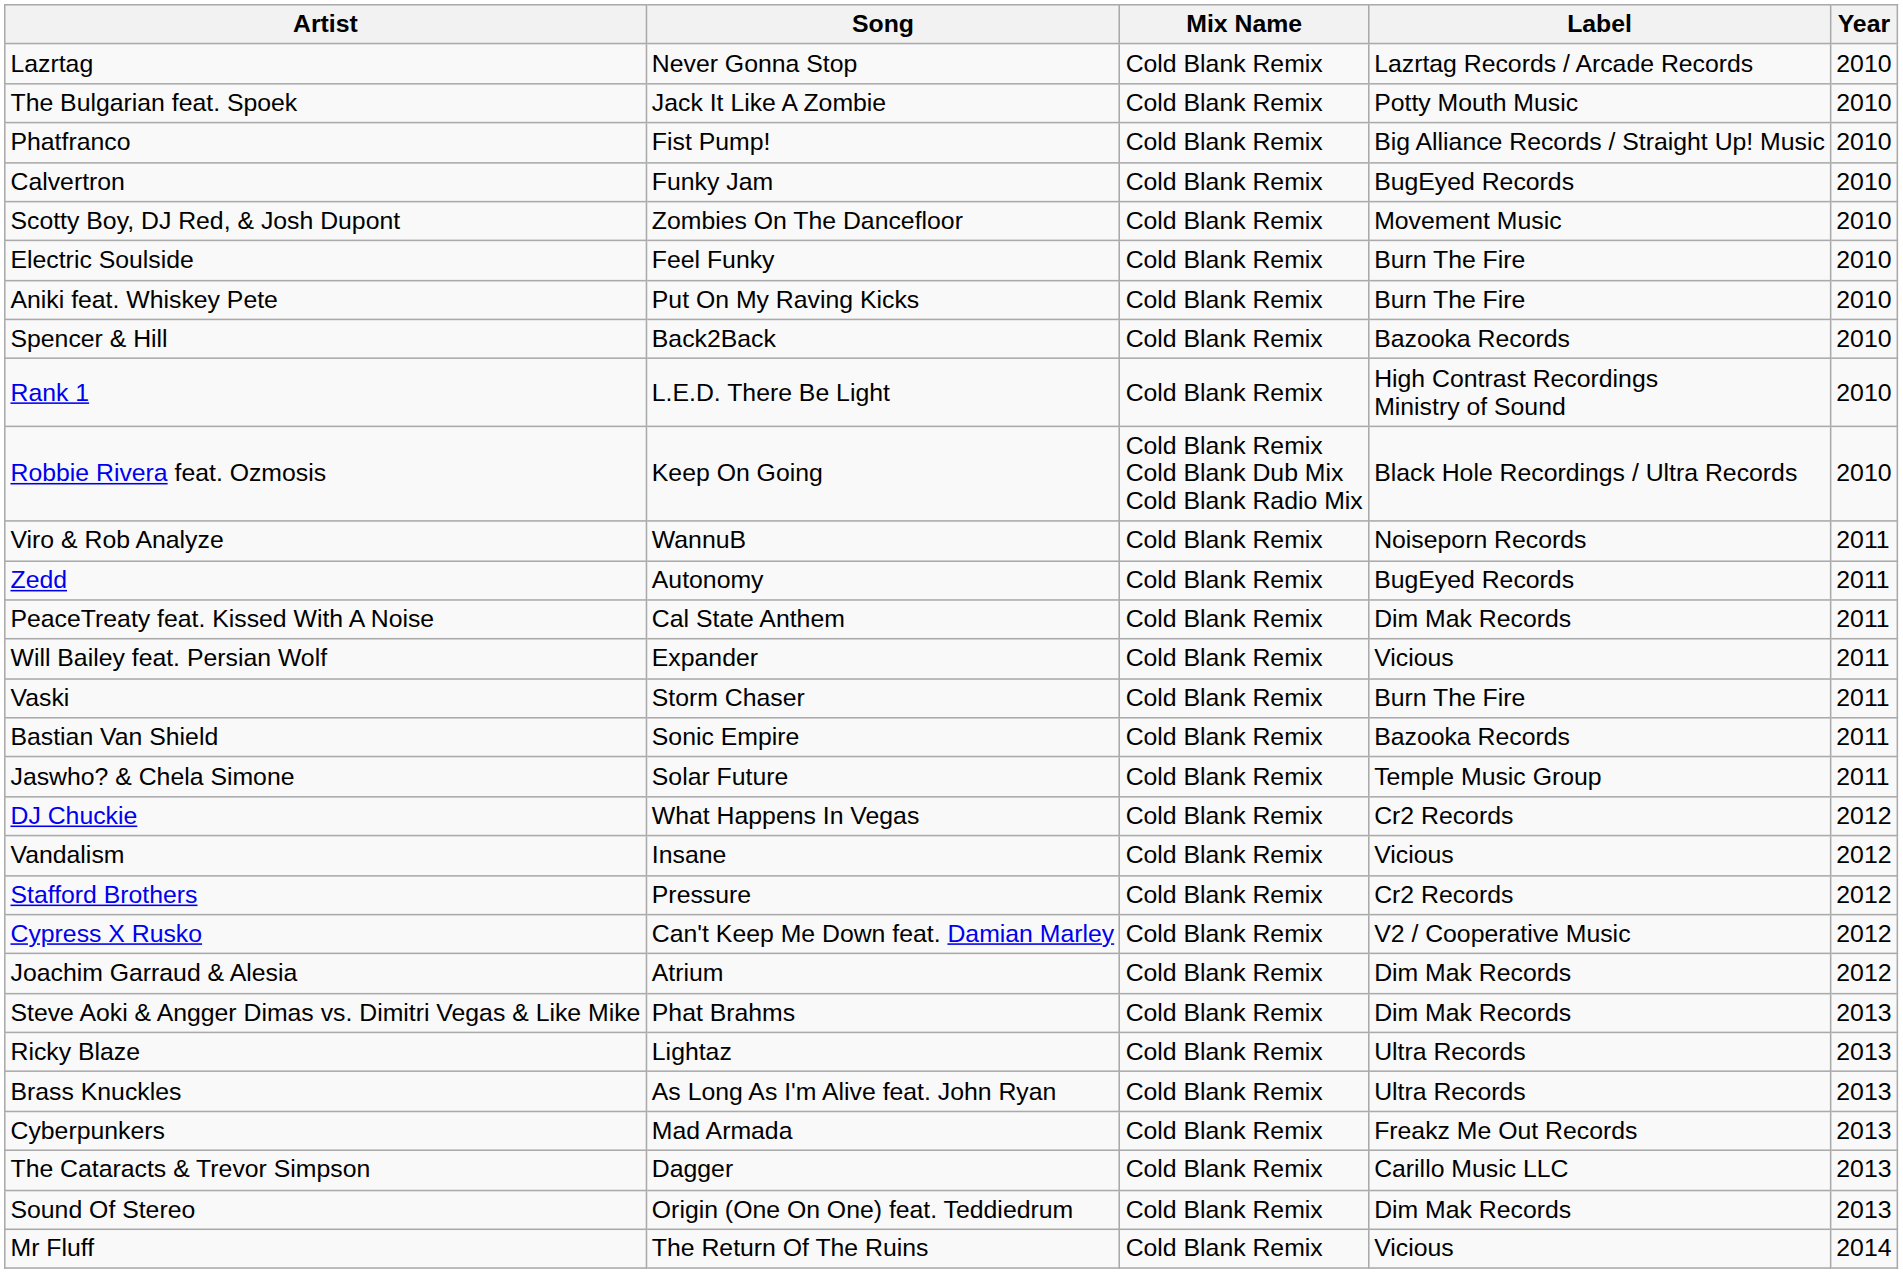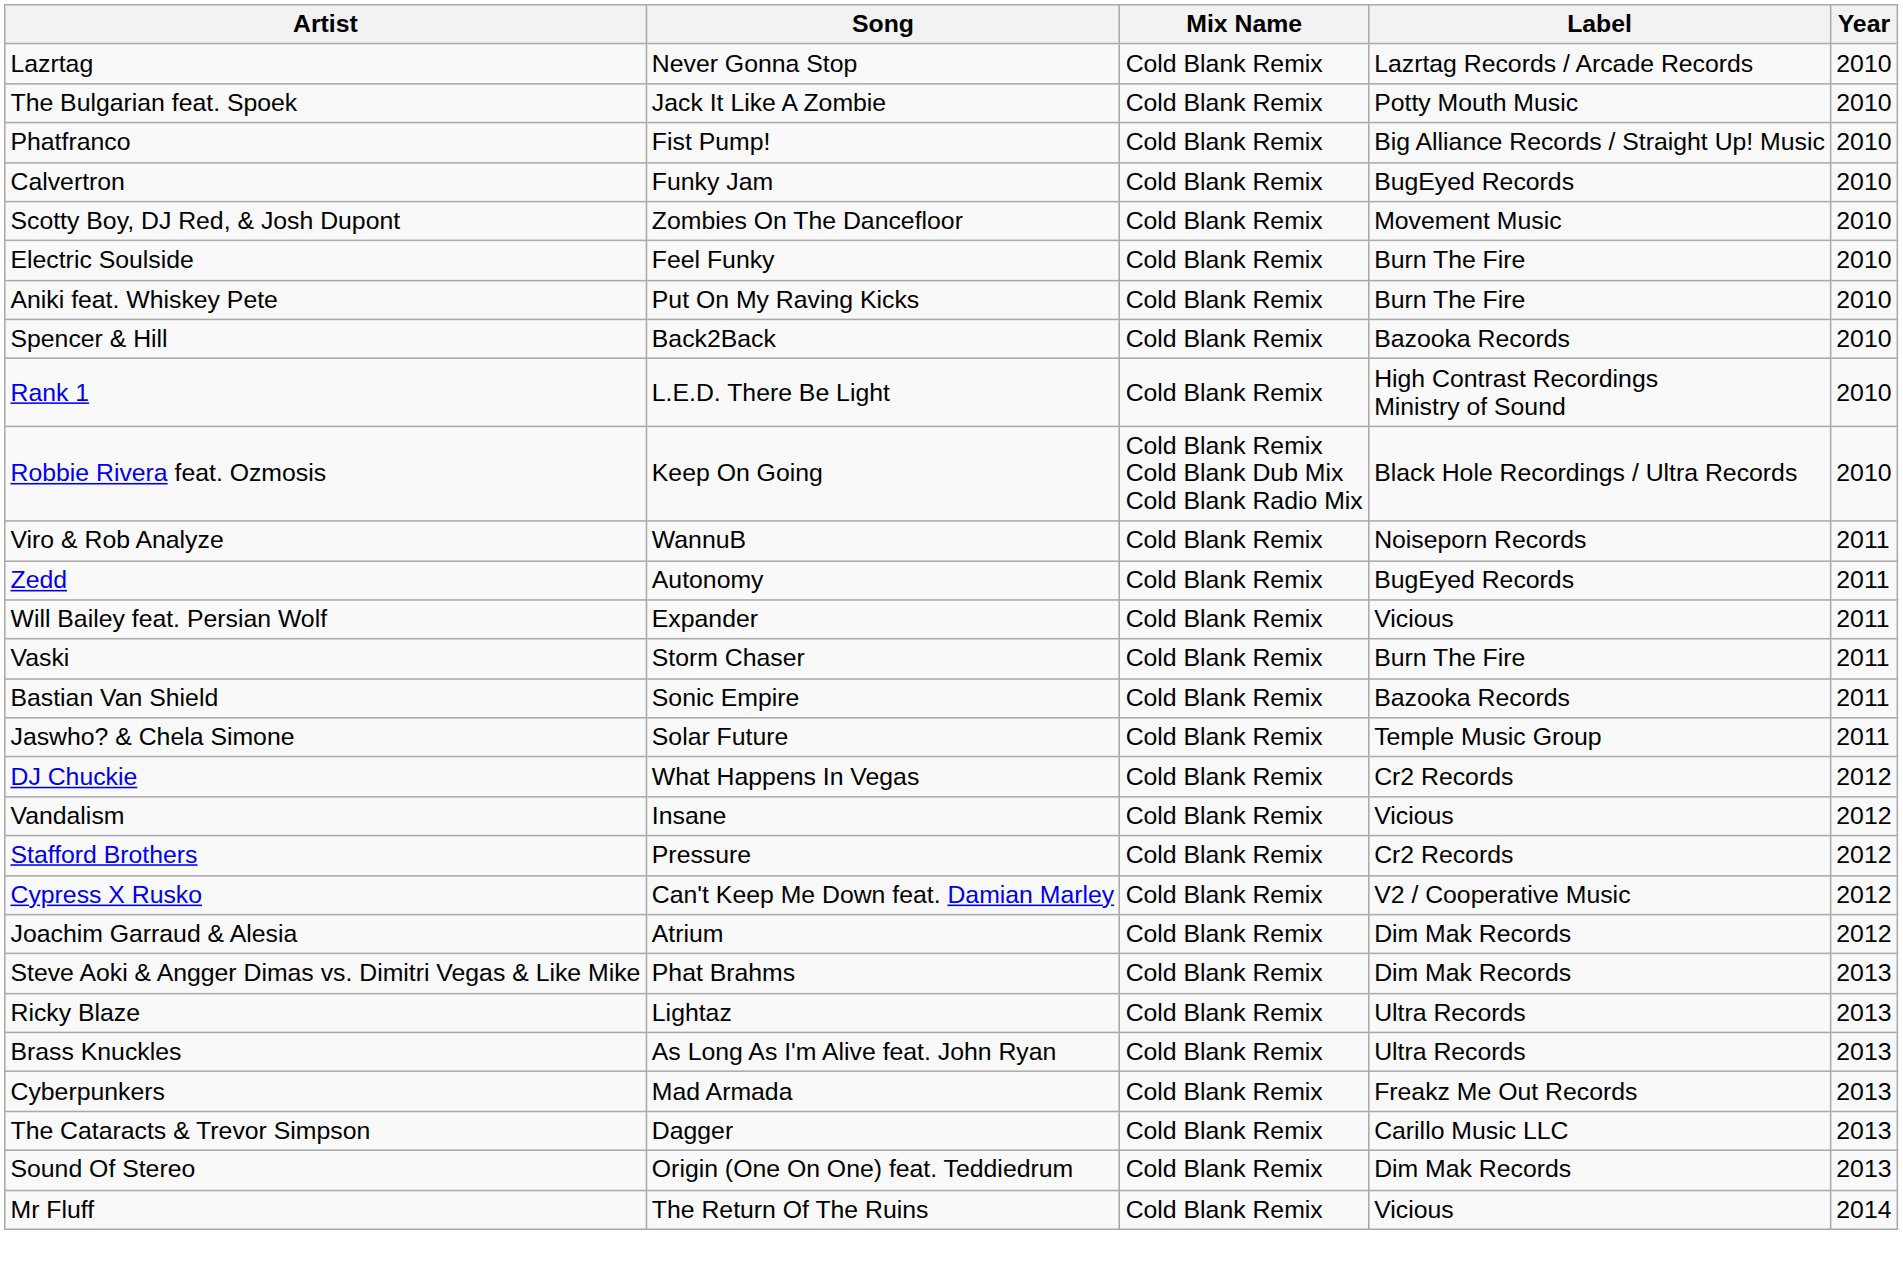- row: (222, 619)
